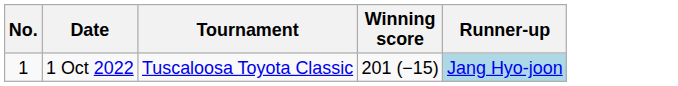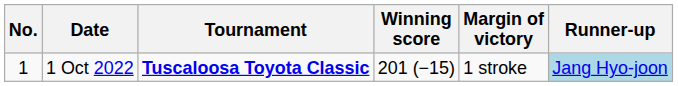+ column: (504, 29)
(248, 67) normal -> (256, 67) bold
